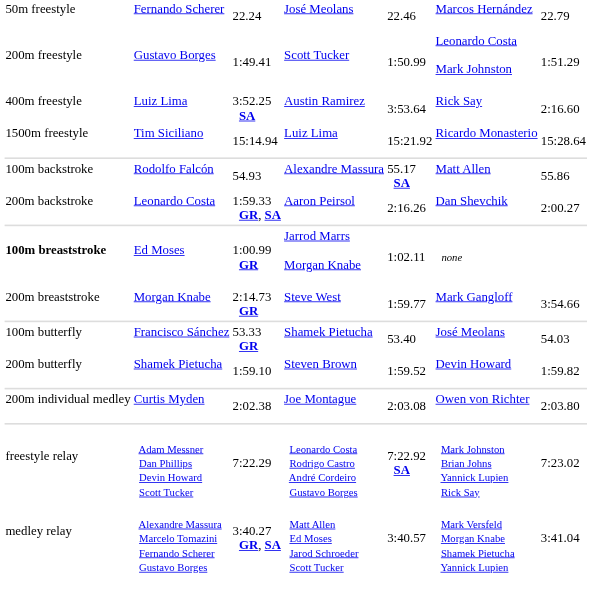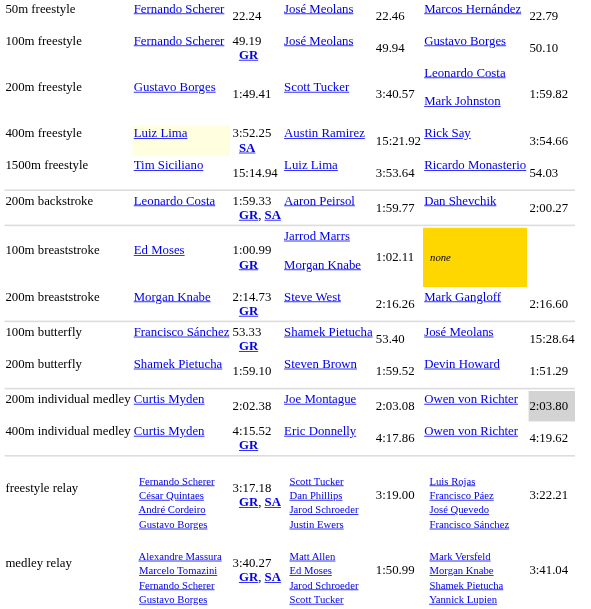+ row: (247, 47)
(407, 62) 1:50.99 -> (395, 94) 3:40.57
(560, 62) 1:51.29 -> (549, 94) 1:59.82
(161, 108) no background -> (161, 140) lightyellow background
(407, 108) 3:53.64 -> (398, 140) 15:21.92
(560, 108) 2:16.60 -> (549, 140) 3:54.66
(410, 140) 15:21.92 -> (395, 172) 3:53.64
(563, 140) 15:28.64 -> (544, 172) 54.03
- row: (247, 175)
(407, 207) 2:16.26 -> (395, 207) 1:59.77
(56, 257) bold -> (52, 257) normal
(449, 257) no background -> (437, 257) gold background
(407, 303) 1:59.77 -> (395, 303) 2:16.26
(560, 303) 3:54.66 -> (549, 303) 2:16.60
(555, 339) 54.03 -> (552, 339) 15:28.64
(560, 371) 1:59.82 -> (549, 371) 1:51.29
(560, 406) no background -> (549, 406) lightgrey background
+ row: (252, 438)
+ row: (257, 495)
- row: (252, 463)
(407, 538) 3:40.57 -> (395, 570) 1:50.99
